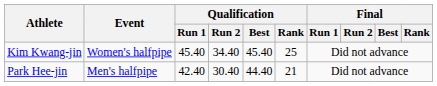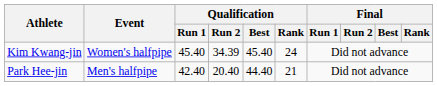(226, 52) 34.40 -> (226, 52) 34.39
(291, 52) 25 -> (291, 52) 24
(226, 72) 30.40 -> (226, 72) 20.40
